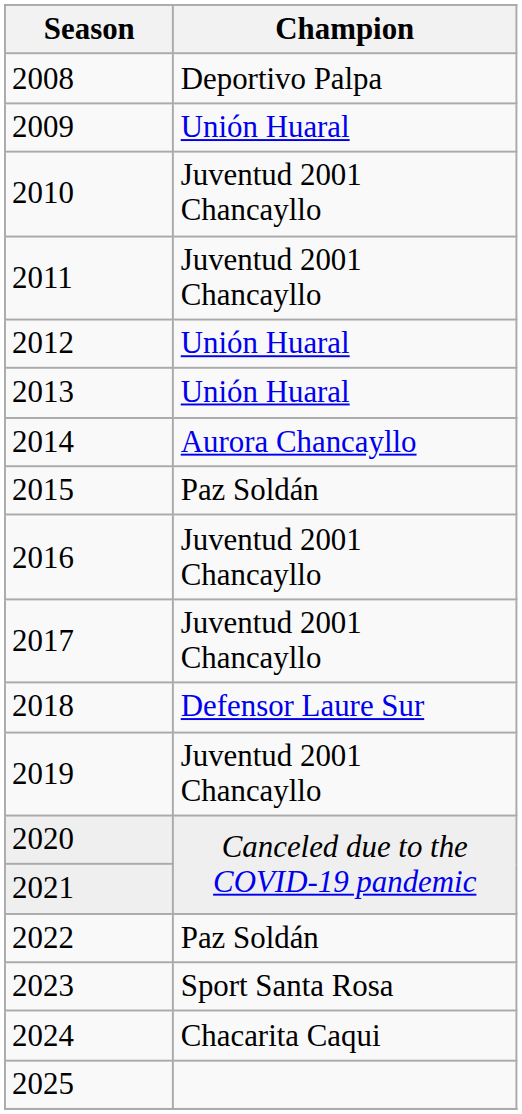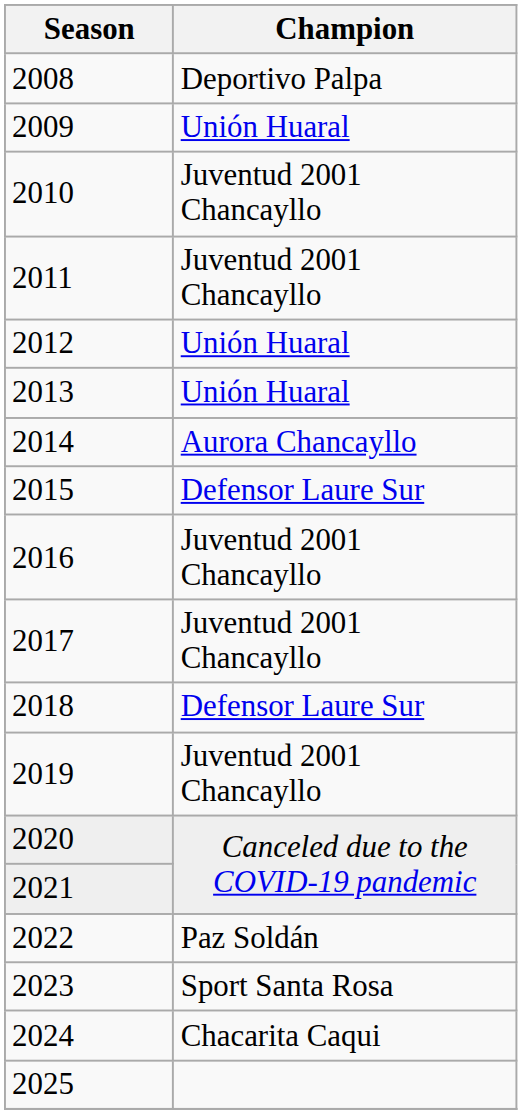(250, 490) Paz Soldán -> (302, 490) Defensor Laure Sur
